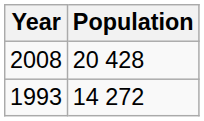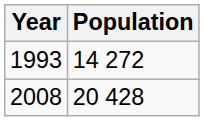rows swapped: (36, 97) <-> (36, 60)
